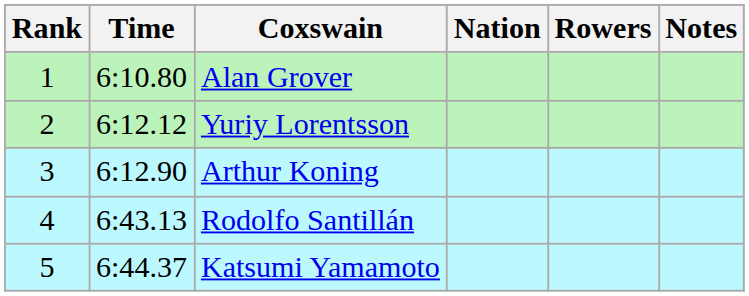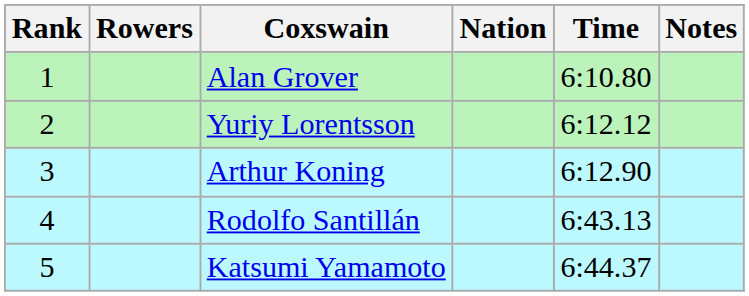columns swapped: (603, 28) <-> (142, 28)
